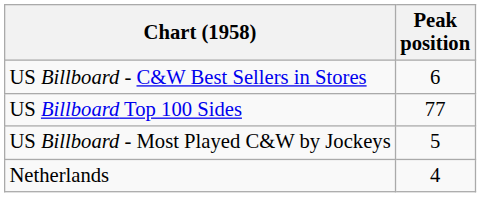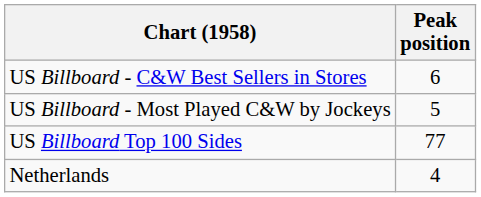rows swapped: (200, 142) <-> (126, 109)
